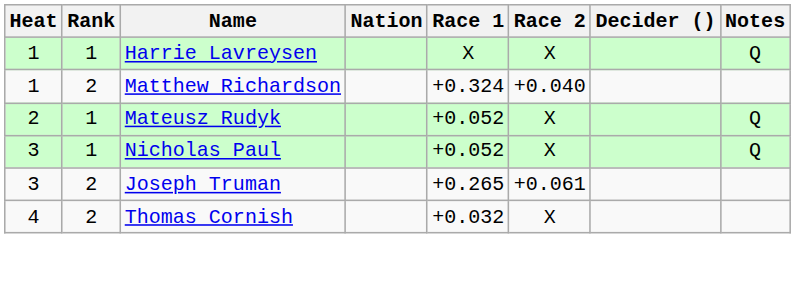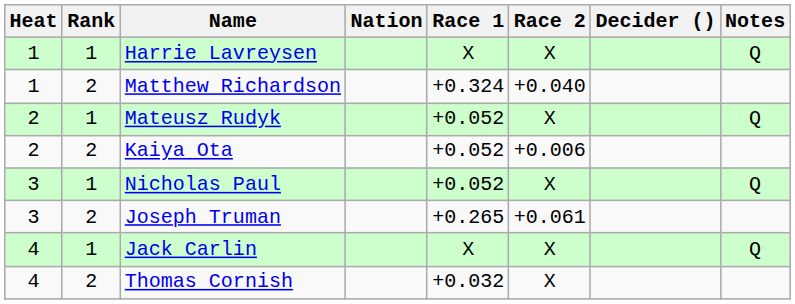+ row: (179, 152)
+ row: (191, 249)
